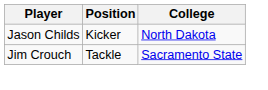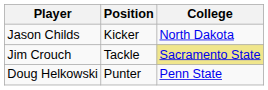(192, 54) no background -> (210, 54) khaki background
+ row: (53, 74)
